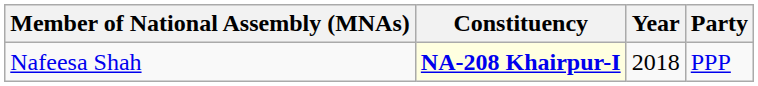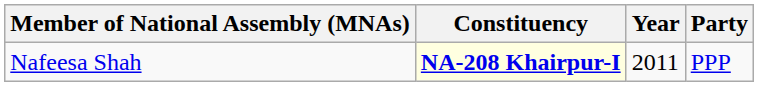(656, 61) 2018 -> (655, 61) 2011
